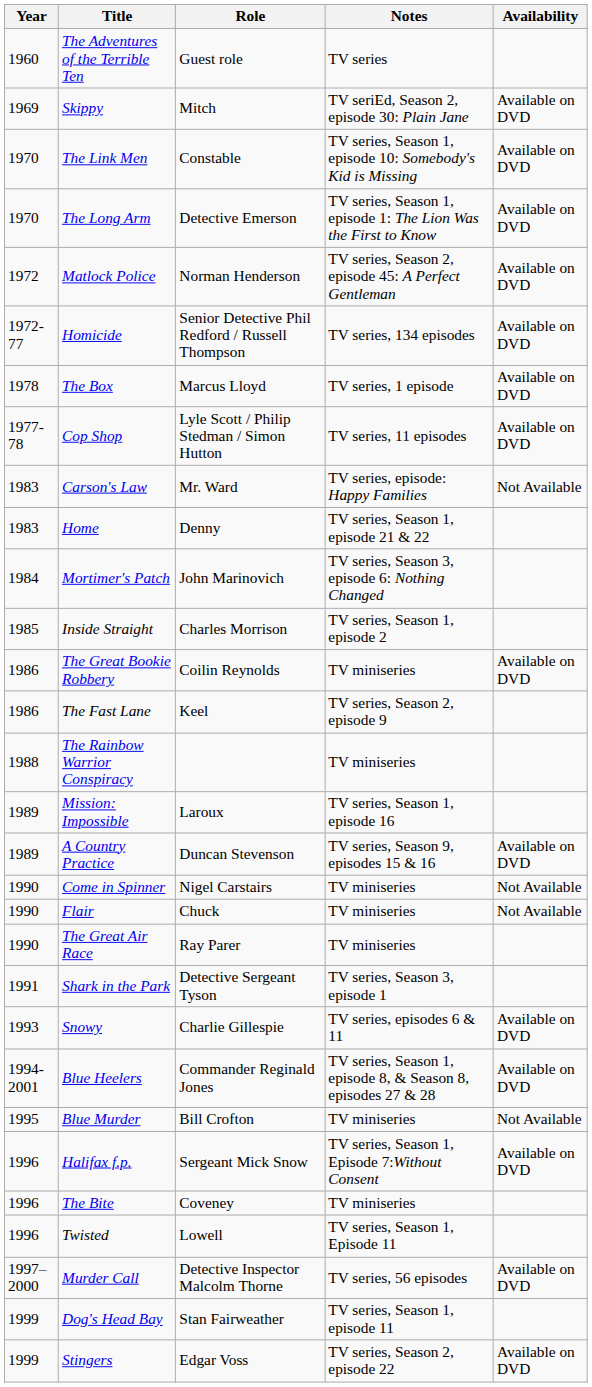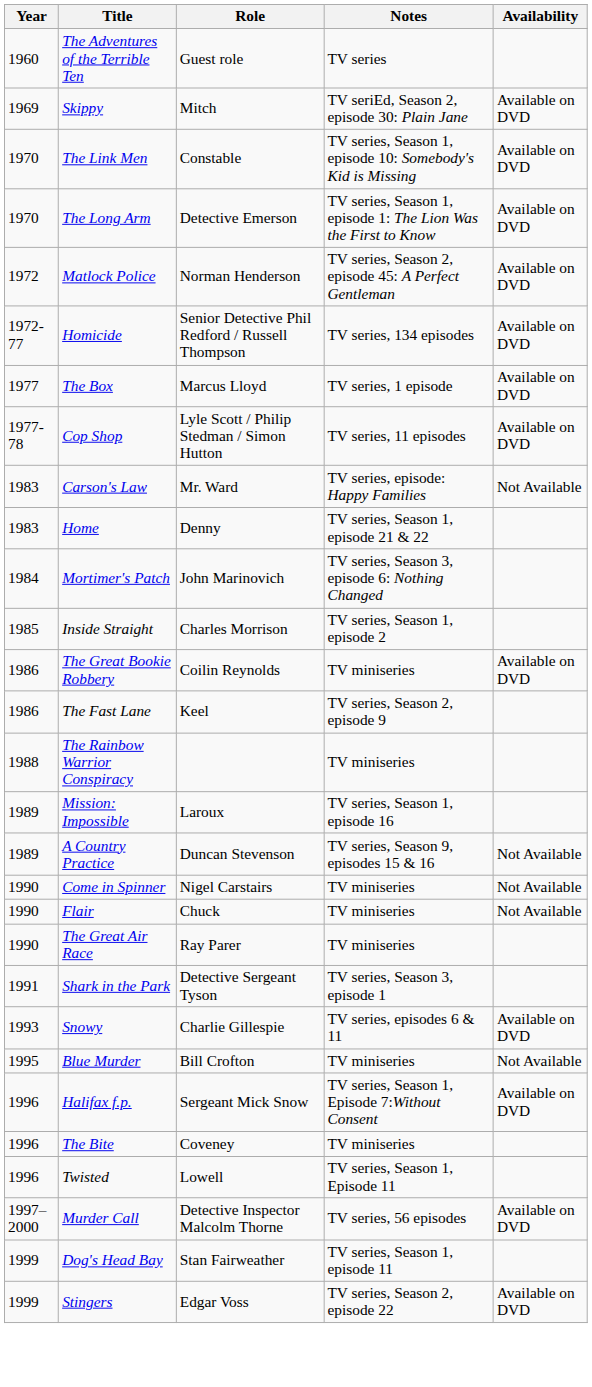(23, 385) 1978 -> (23, 385) 1977
(536, 854) Available on DVD -> (539, 854) Not Available
- row: (102, 1078)
